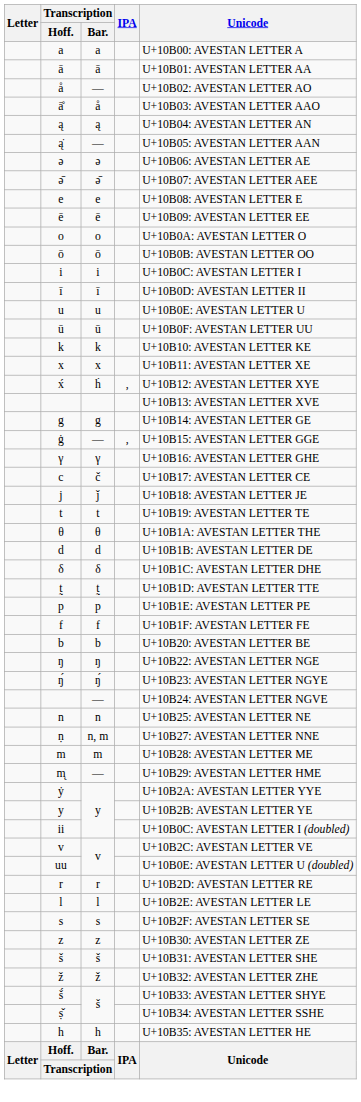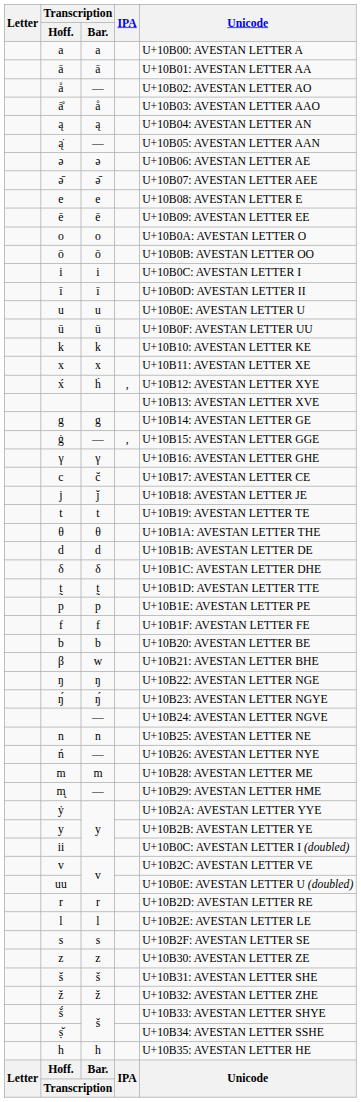+ row: (61, 662)
+ row: (61, 754)
- row: (61, 736)
